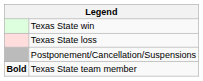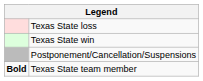rows swapped: (63, 26) <-> (64, 41)
